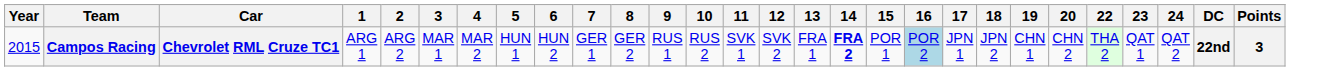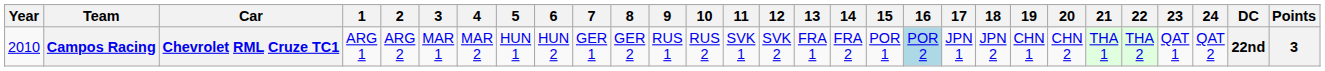+ column: (1104, 15)
(24, 46) 2015 -> (24, 46) 2010
(848, 46) bold -> (848, 46) normal
